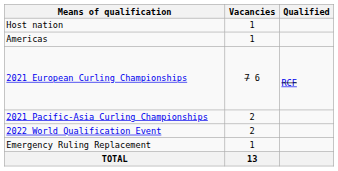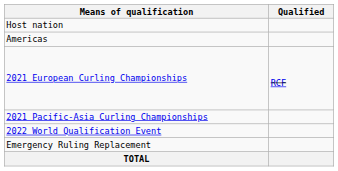- column: (252, 11)
